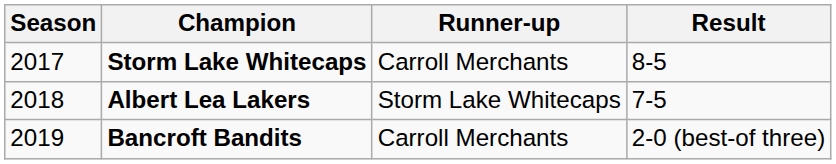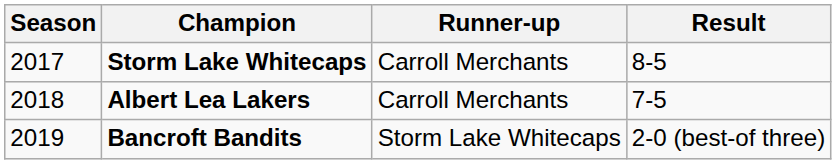(499, 100) Storm Lake Whitecaps -> (473, 100) Carroll Merchants
(473, 138) Carroll Merchants -> (499, 138) Storm Lake Whitecaps
